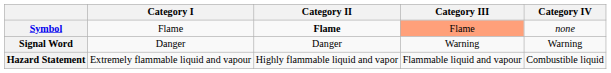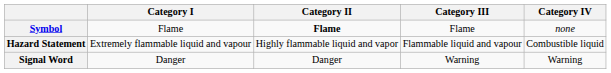(462, 28) lightsalmon background -> (462, 28) no background
rows swapped: (46, 44) <-> (46, 60)
